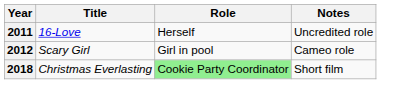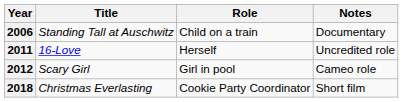+ row: (20, 32)
(223, 69) lightgreen background -> (245, 87) no background
